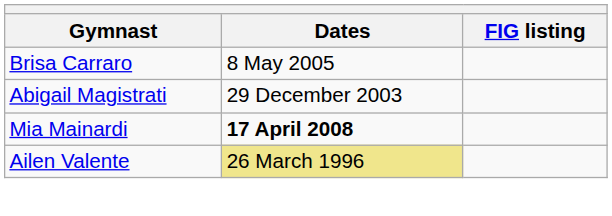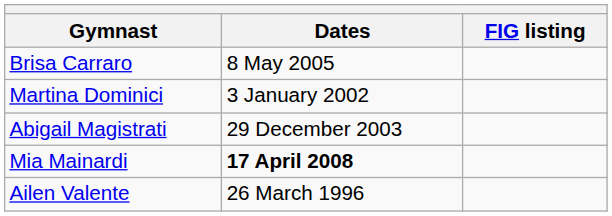+ row: (86, 95)
(295, 161) khaki background -> (295, 194) no background
